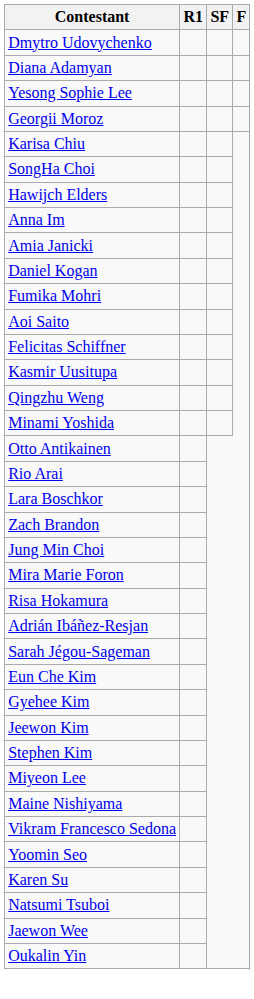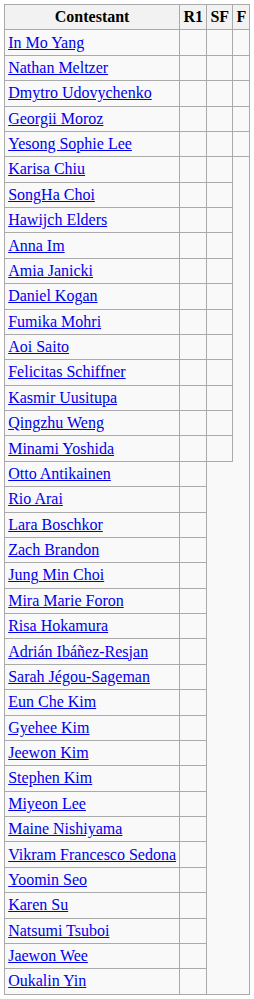+ row: (46, 42)
+ row: (58, 67)
- row: (60, 67)
rows swapped: (70, 93) <-> (56, 118)
